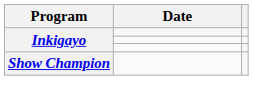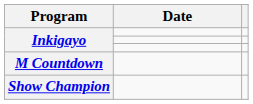+ row: (59, 63)
